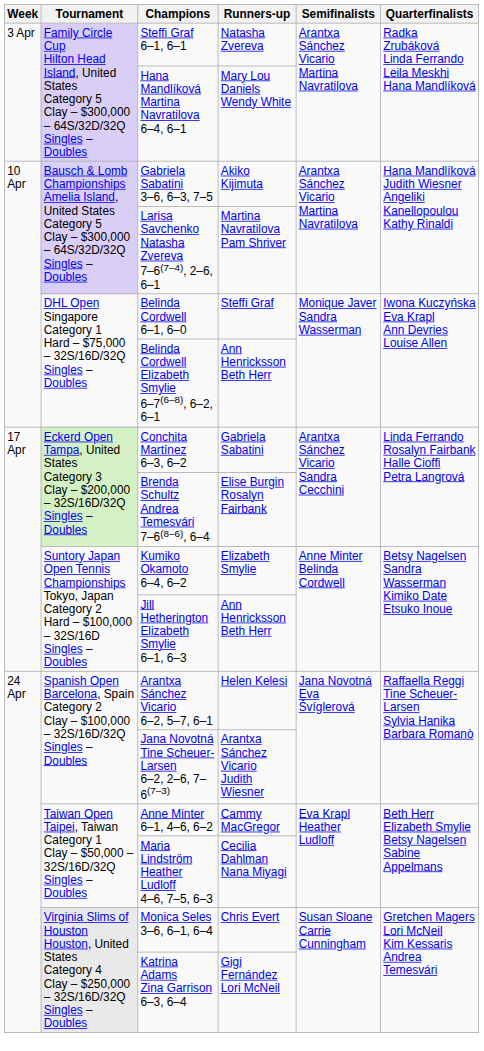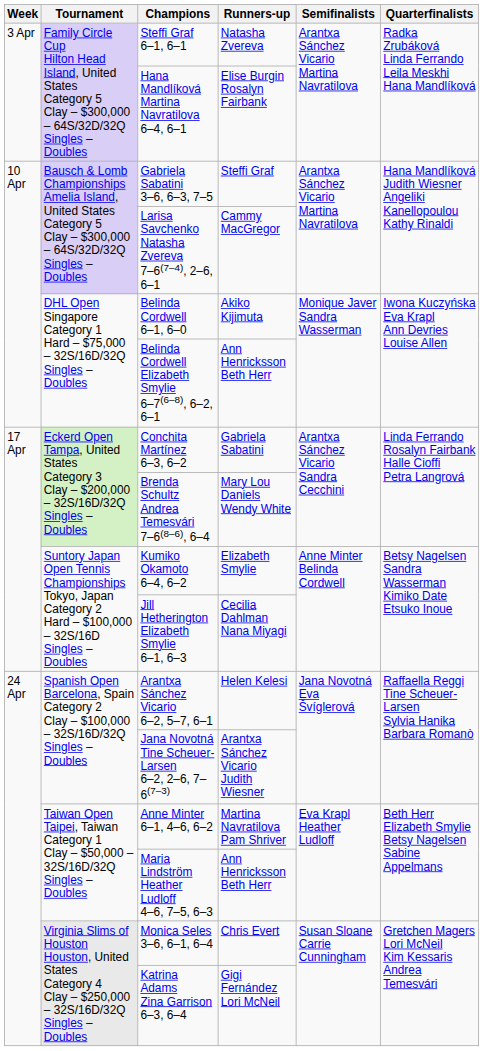(256, 89) Mary Lou Daniels Wendy White -> (252, 89) Elise Burgin Rosalyn Fairbank
(242, 177) Akiko Kijimuta -> (247, 171) Steffi Graf
(253, 229) Martina Navratilova Pam Shriver -> (250, 223) Cammy MacGregor
(247, 304) Steffi Graf -> (242, 310) Akiko Kijimuta
(252, 495) Elise Burgin Rosalyn Fairbank -> (256, 495) Mary Lou Daniels Wendy White
(253, 617) Ann Henricksson Beth Herr -> (254, 617) Cecilia Dahlman Nana Miyagi
(250, 820) Cammy MacGregor -> (253, 827) Martina Navratilova Pam Shriver
(254, 859) Cecilia Dahlman Nana Miyagi -> (253, 872) Ann Henricksson Beth Herr
